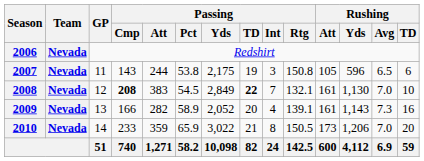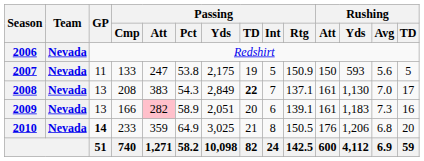(127, 71) 143 -> (127, 71) 133
(159, 71) 244 -> (159, 71) 247
(273, 71) 3 -> (273, 71) 5
(299, 71) 150.8 -> (299, 71) 150.9
(327, 71) 105 -> (327, 71) 150
(356, 71) 596 -> (356, 71) 593
(384, 71) 6.5 -> (384, 71) 5.6
(408, 71) 6 -> (408, 71) 5
(101, 90) 12 -> (101, 90) 13
(127, 90) bold -> (127, 90) normal
(188, 90) 54.5 -> (188, 90) 54.3
(299, 90) 132.1 -> (299, 90) 137.1
(408, 90) 10 -> (408, 90) 17
(159, 109) no background -> (159, 109) pink background
(221, 109) 2,052 -> (221, 109) 2,051
(273, 109) 4 -> (273, 109) 6
(356, 109) 1,143 -> (356, 109) 1,183
(101, 128) normal -> (101, 128) bold
(188, 128) 65.9 -> (188, 128) 64.9
(221, 128) 3,022 -> (221, 128) 3,025
(327, 128) 173 -> (327, 128) 176
(384, 128) 7.0 -> (384, 128) 6.8
